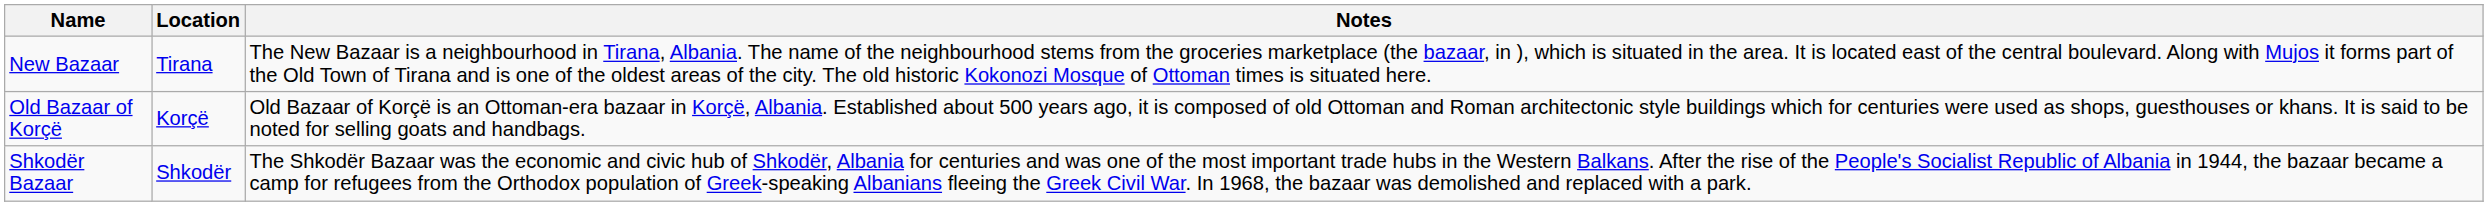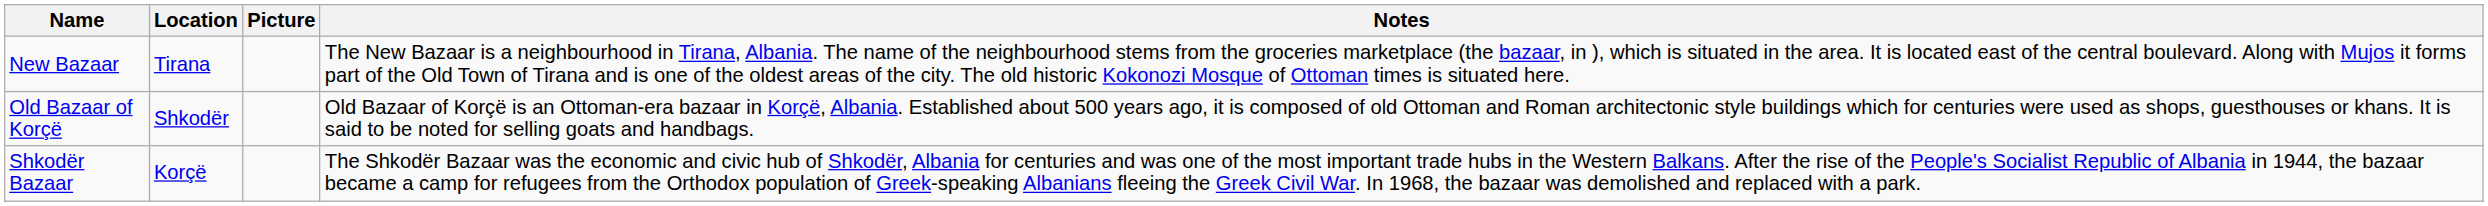+ column: (281, 20)
(182, 118) Korçë -> (191, 118) Shkodër
(194, 173) Shkodër -> (180, 173) Korçë
